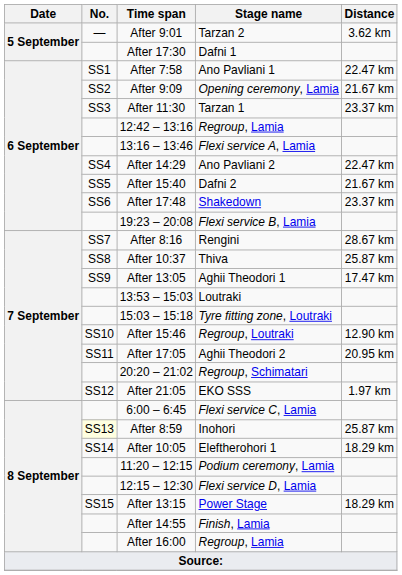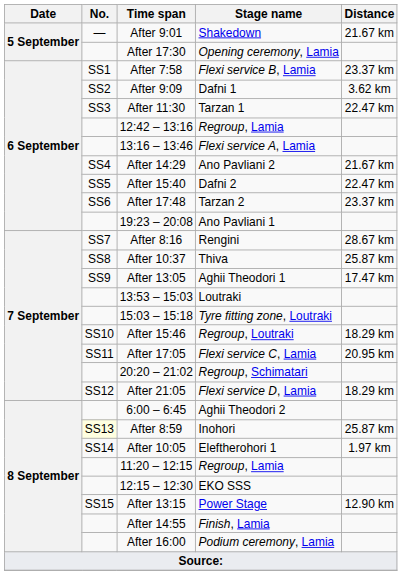(221, 32) Tarzan 2 -> (230, 32) Shakedown
(369, 32) 3.62 km -> (369, 32) 21.67 km
(217, 51) Dafni 1 -> (269, 51) Opening ceremony, Lamia
(237, 70) Ano Pavliani 1 -> (257, 70) Flexi service B, Lamia
(369, 70) 22.47 km -> (369, 70) 23.37 km
(269, 89) Opening ceremony, Lamia -> (217, 89) Dafni 1
(369, 89) 21.67 km -> (369, 89) 3.62 km
(369, 108) 23.37 km -> (369, 108) 22.47 km
(369, 164) 22.47 km -> (369, 164) 21.67 km
(369, 183) 21.67 km -> (369, 183) 22.47 km
(230, 202) Shakedown -> (221, 202) Tarzan 2
(257, 221) Flexi service B, Lamia -> (237, 221) Ano Pavliani 1
(369, 334) 12.90 km -> (369, 334) 18.29 km
(242, 353) Aghii Theodori 2 -> (257, 353) Flexi service C, Lamia
(225, 391) EKO SSS -> (257, 391) Flexi service D, Lamia
(369, 391) 1.97 km -> (369, 391) 18.29 km
(257, 410) Flexi service C, Lamia -> (242, 410) Aghii Theodori 2
(369, 447) 18.29 km -> (369, 447) 1.97 km
(266, 466) Podium ceremony, Lamia -> (241, 466) Regroup, Lamia
(257, 485) Flexi service D, Lamia -> (225, 485) EKO SSS
(369, 504) 18.29 km -> (369, 504) 12.90 km
(241, 542) Regroup, Lamia -> (266, 542) Podium ceremony, Lamia
